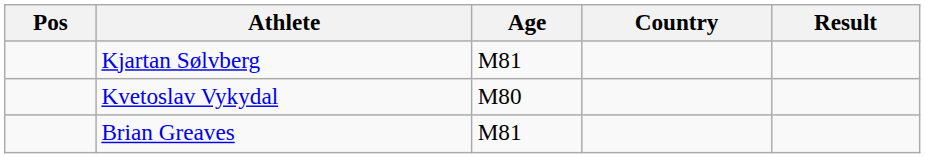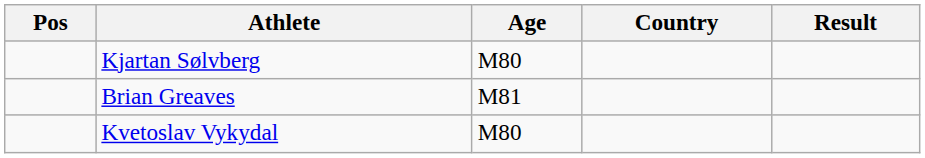(500, 59) M81 -> (500, 59) M80
rows swapped: (190, 96) <-> (168, 133)
